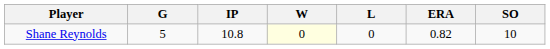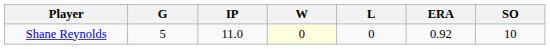(232, 34) 10.8 -> (232, 34) 11.0
(441, 34) 0.82 -> (441, 34) 0.92
